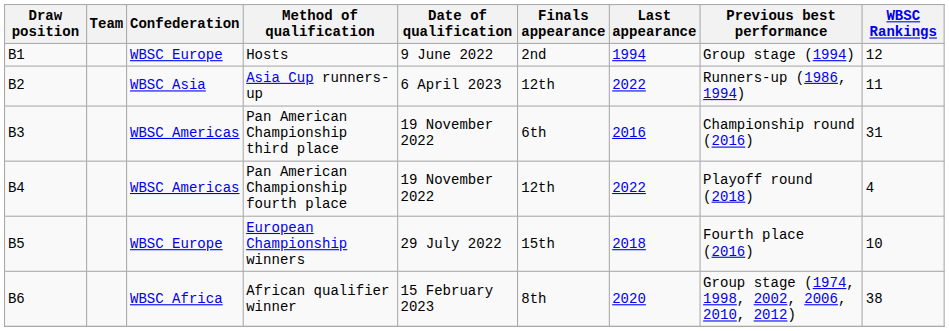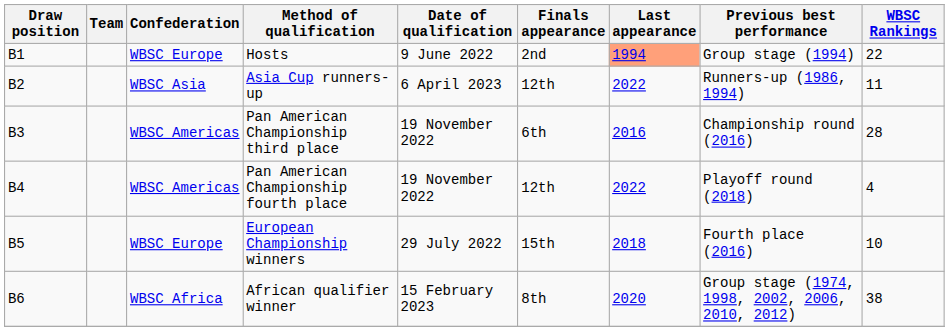(629, 55) no background -> (629, 55) lightsalmon background
(874, 55) 12 -> (874, 55) 22
(874, 133) 31 -> (874, 133) 28
